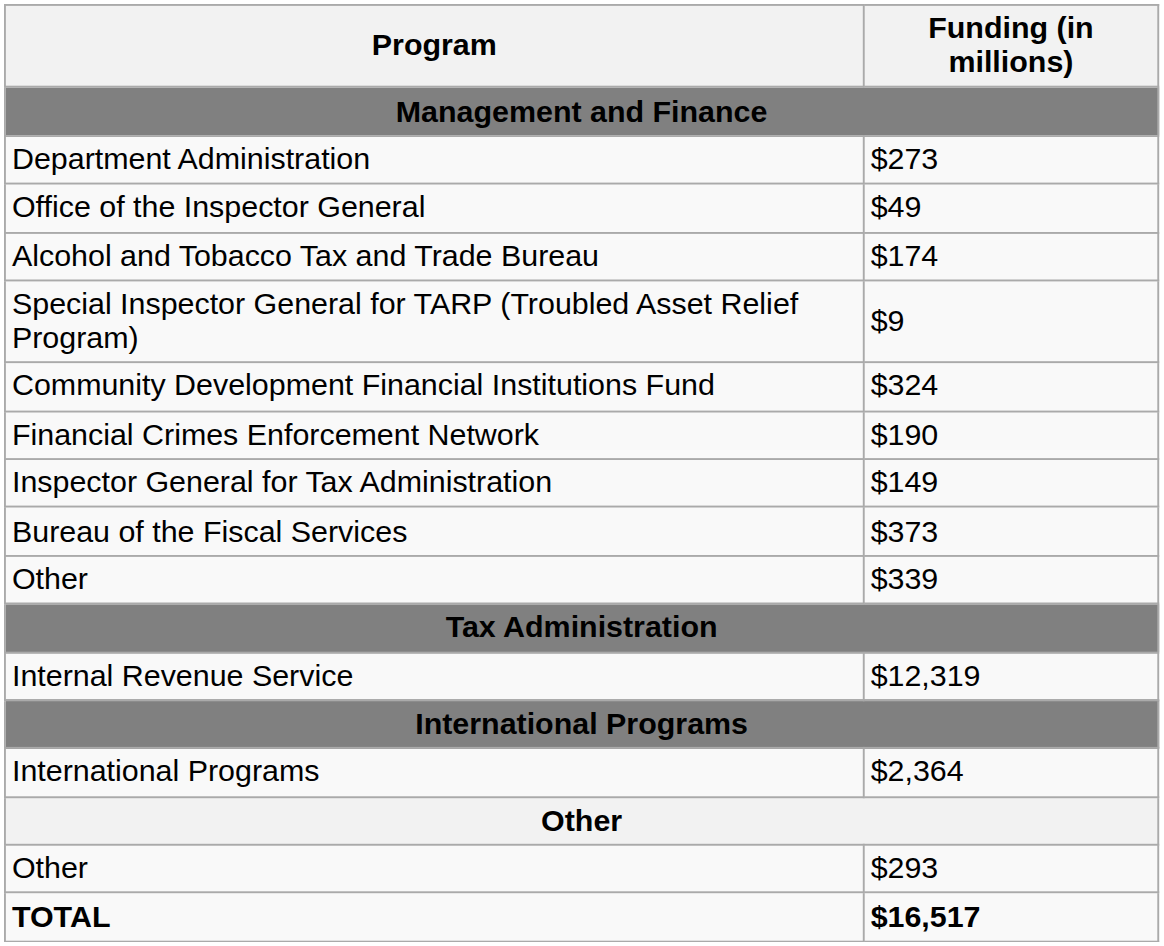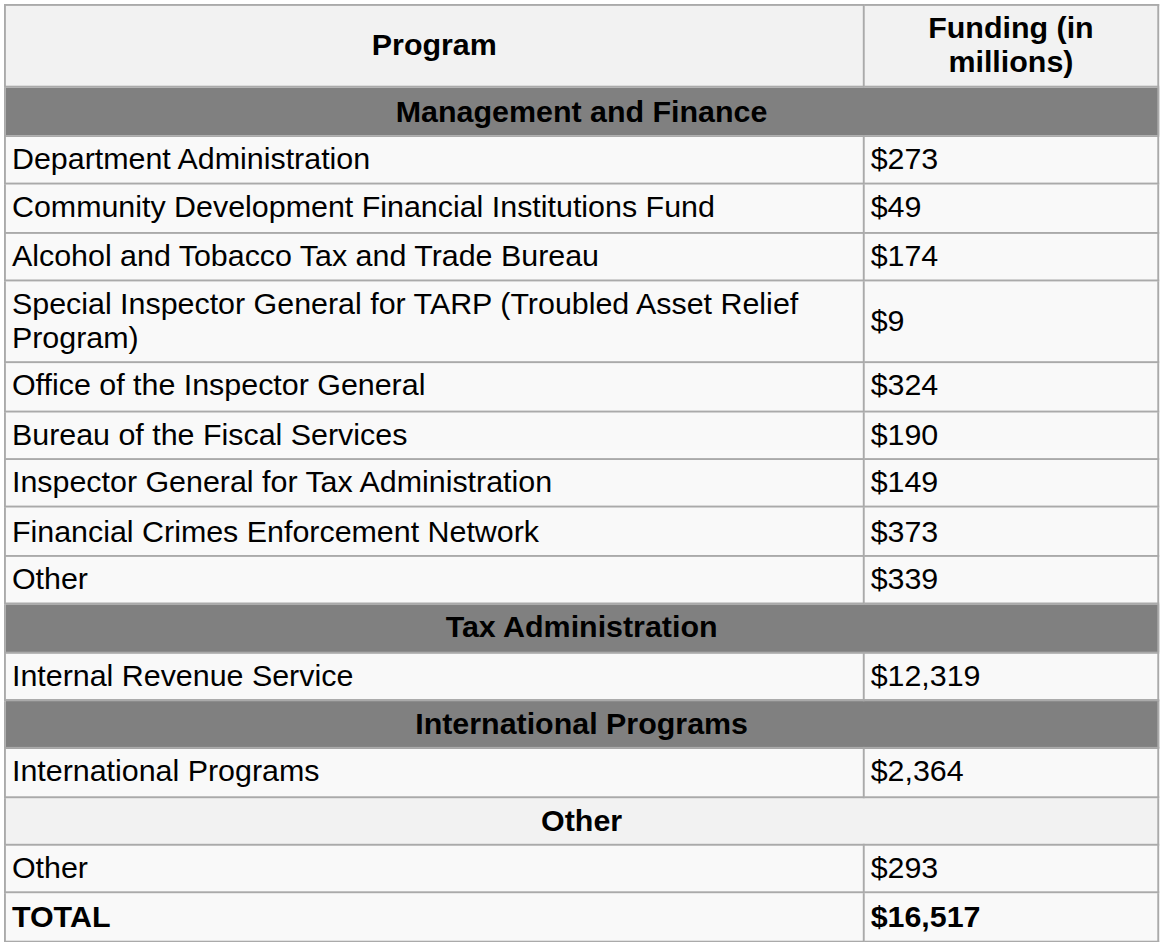(219, 207) Office of the Inspector General -> (363, 207) Community Development Financial Institutions Fund
(363, 386) Community Development Financial Institutions Fund -> (219, 386) Office of the Inspector General
(276, 434) Financial Crimes Enforcement Network -> (210, 434) Bureau of the Fiscal Services
(210, 530) Bureau of the Fiscal Services -> (276, 530) Financial Crimes Enforcement Network
